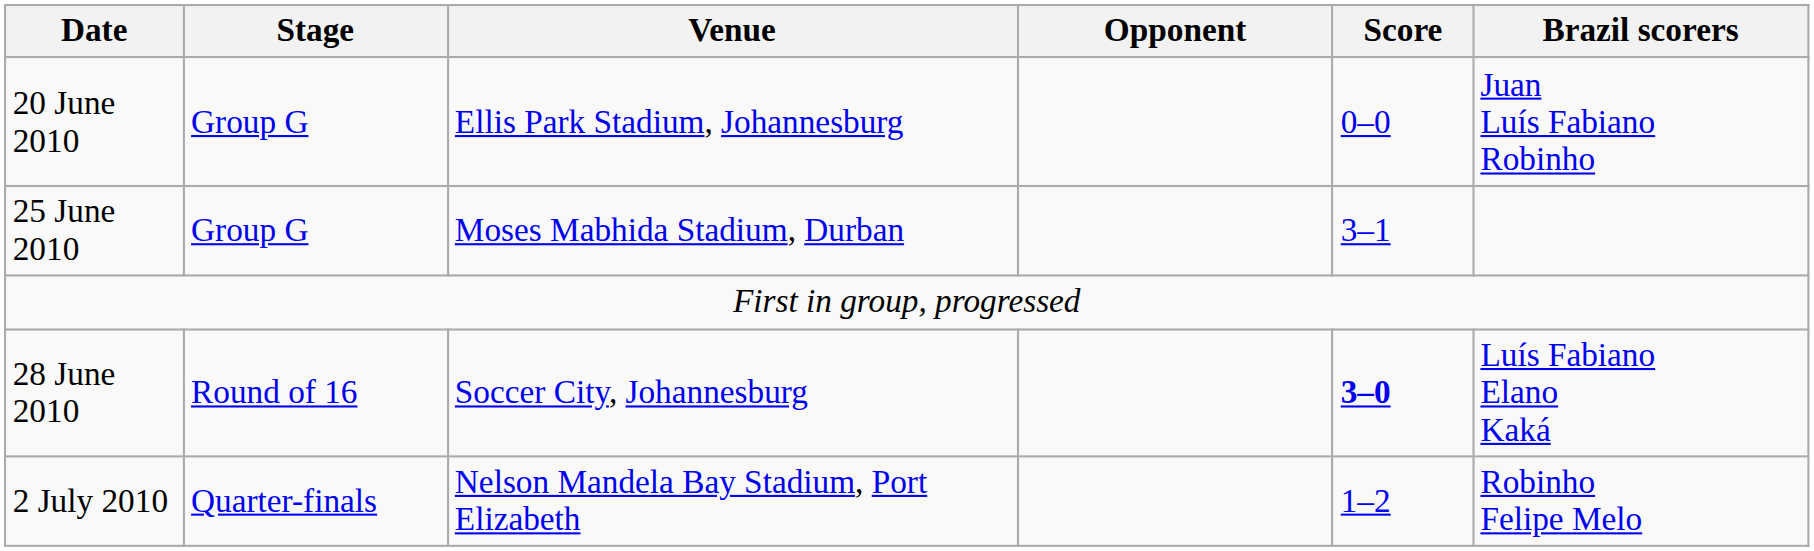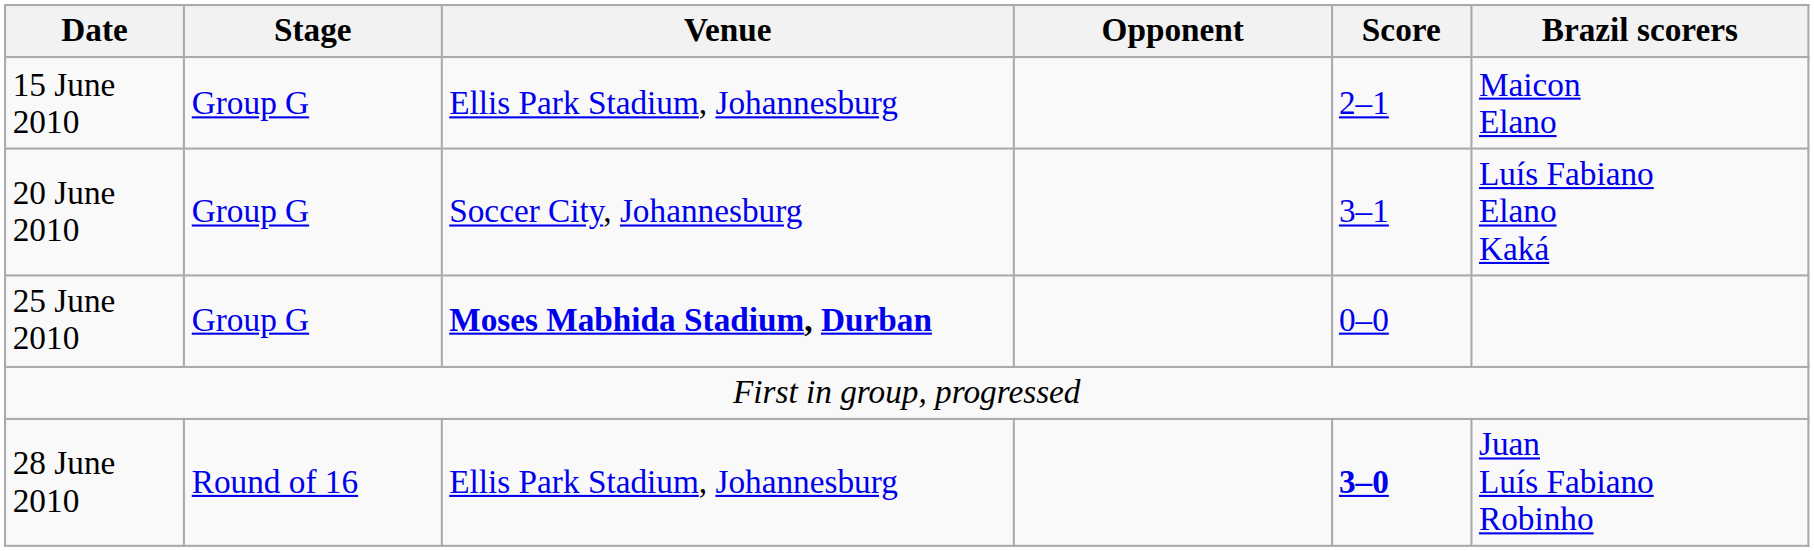+ row: (64, 102)
(679, 121) Ellis Park Stadium, Johannesburg -> (626, 211) Soccer City, Johannesburg
(1366, 121) 0–0 -> (1364, 211) 3–1
(1568, 121) Juan Luís Fabiano Robinho -> (1566, 211) Luís Fabiano Elano Kaká
(679, 230) normal -> (691, 320) bold
(1366, 230) 3–1 -> (1364, 320) 0–0
(631, 391) Soccer City, Johannesburg -> (674, 481) Ellis Park Stadium, Johannesburg
(1568, 391) Luís Fabiano Elano Kaká -> (1566, 481) Juan Luís Fabiano Robinho
- row: (90, 500)
